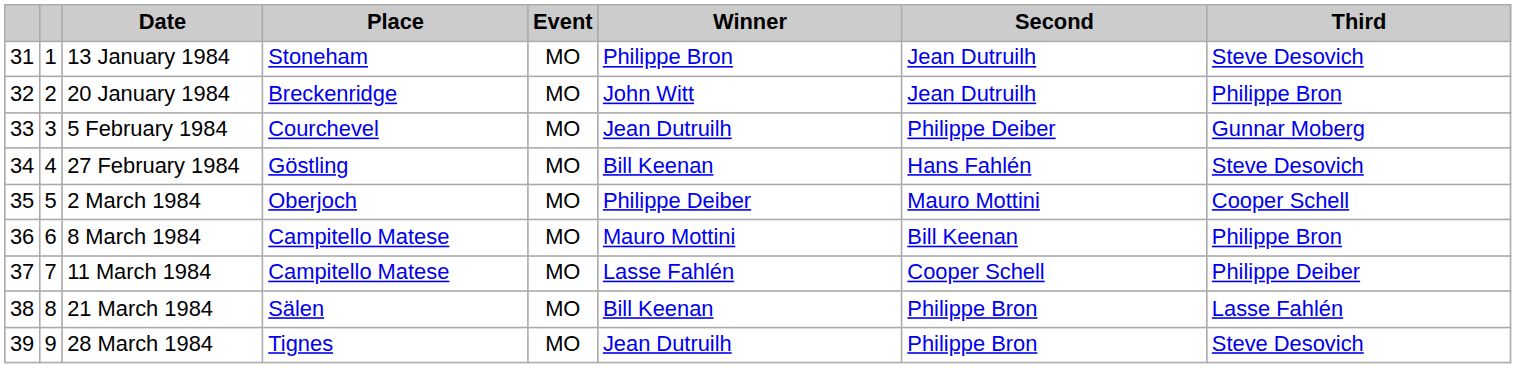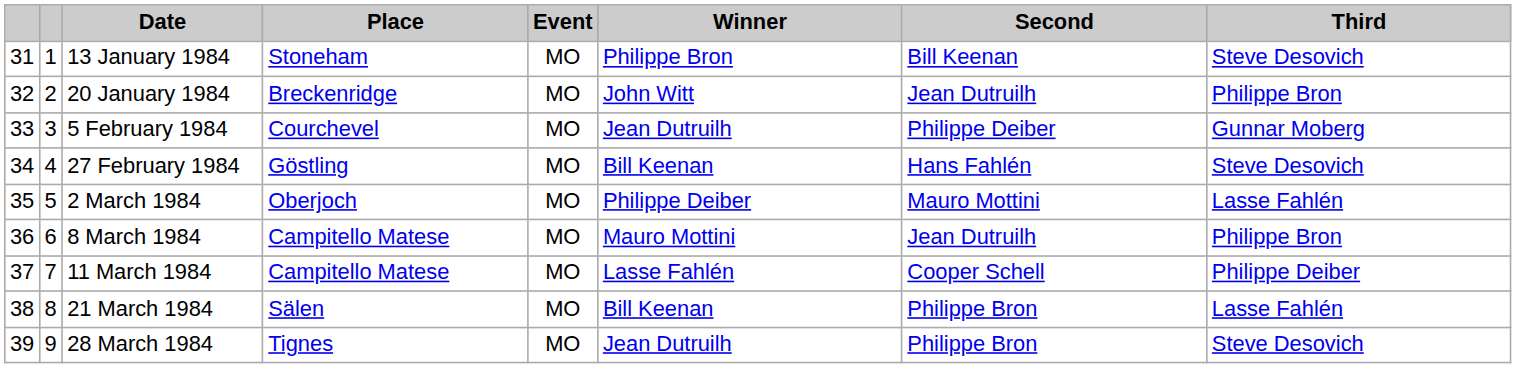(972, 57) Jean Dutruilh -> (963, 57) Bill Keenan
(1281, 201) Cooper Schell -> (1277, 201) Lasse Fahlén
(963, 236) Bill Keenan -> (972, 236) Jean Dutruilh
